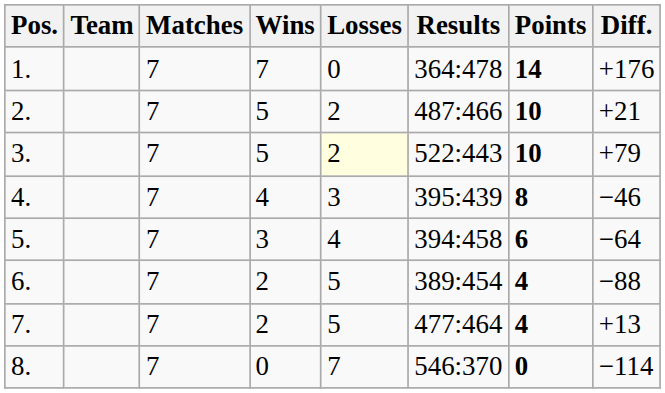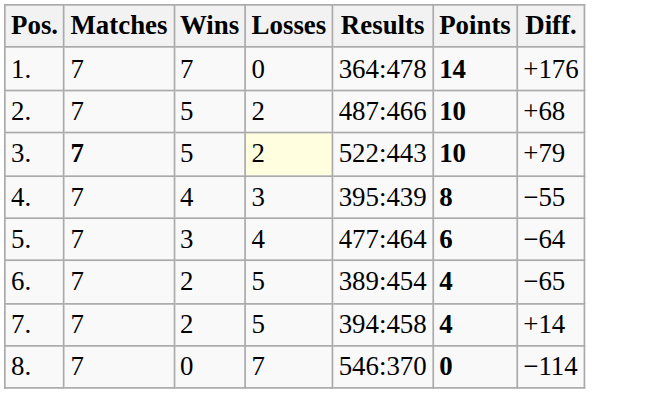- column: (102, 25)
(620, 111) +21 -> (544, 111) +68
(153, 153) normal -> (77, 153) bold
(620, 196) −46 -> (544, 196) −55
(458, 238) 394:458 -> (383, 238) 477:464
(620, 281) −88 -> (544, 281) −65
(458, 324) 477:464 -> (383, 324) 394:458
(620, 324) +13 -> (544, 324) +14
